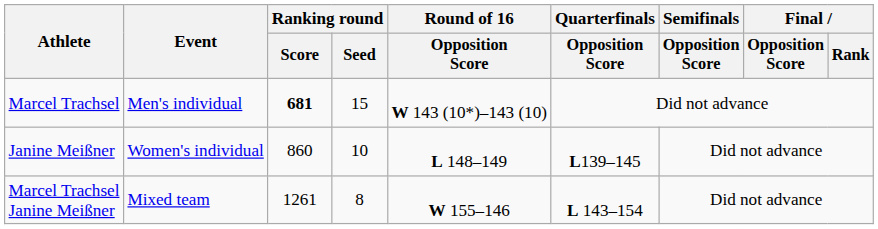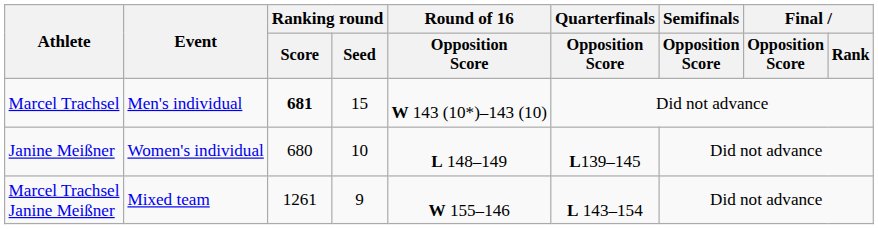(300, 151) 860 -> (300, 151) 680
(360, 200) 8 -> (360, 200) 9
